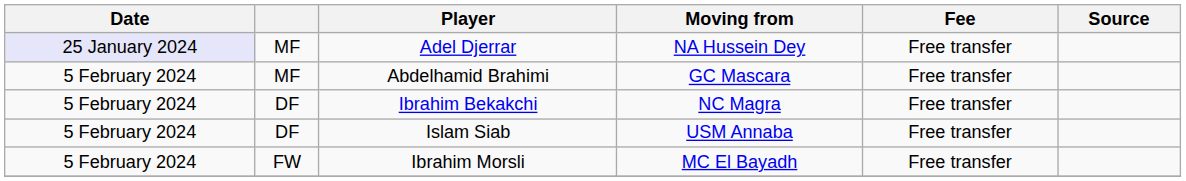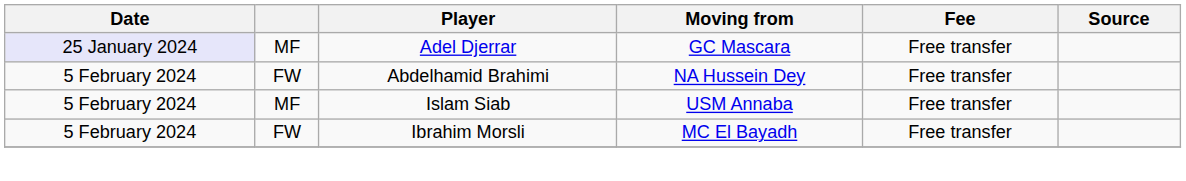(740, 47) NA Hussein Dey -> (740, 47) GC Mascara
(287, 76) MF -> (287, 76) FW
(740, 76) GC Mascara -> (740, 76) NA Hussein Dey
- row: (468, 104)
(287, 133) DF -> (287, 104) MF
